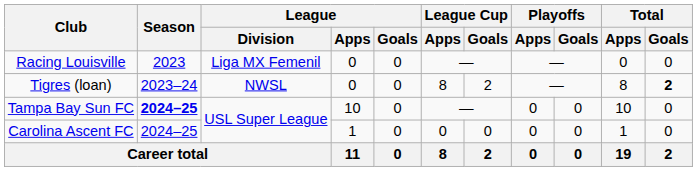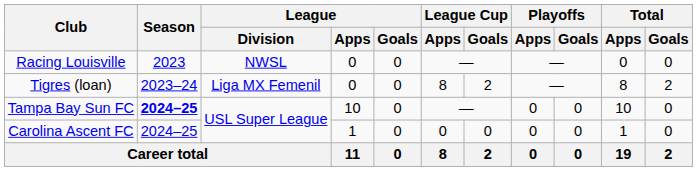(266, 62) Liga MX Femenil -> (266, 62) NWSL
(266, 85) NWSL -> (266, 85) Liga MX Femenil
(668, 85) bold -> (668, 85) normal
